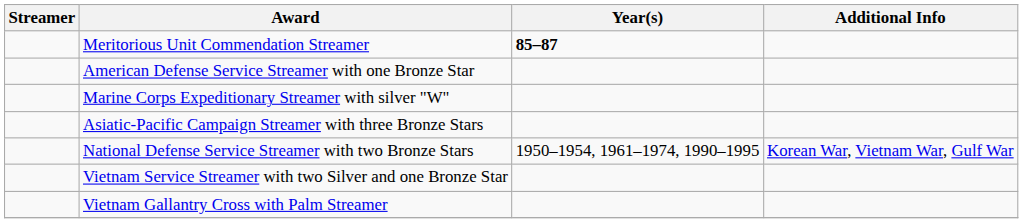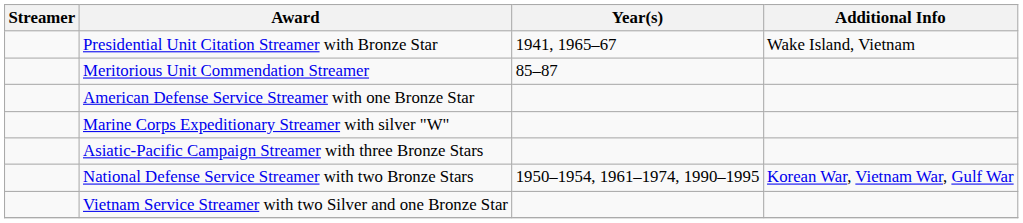+ row: (260, 44)
(537, 44) bold -> (537, 71) normal
- row: (235, 204)
